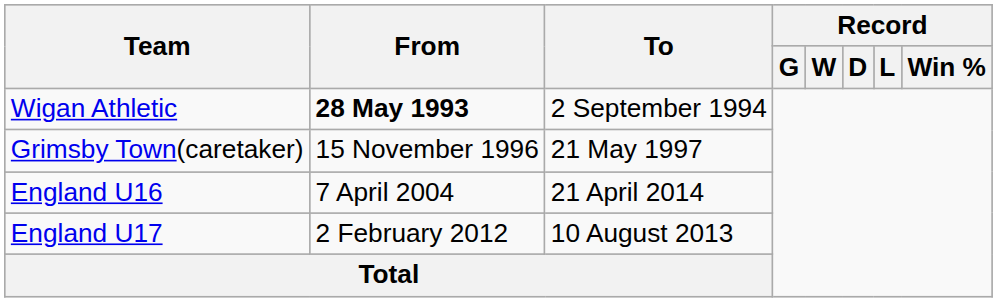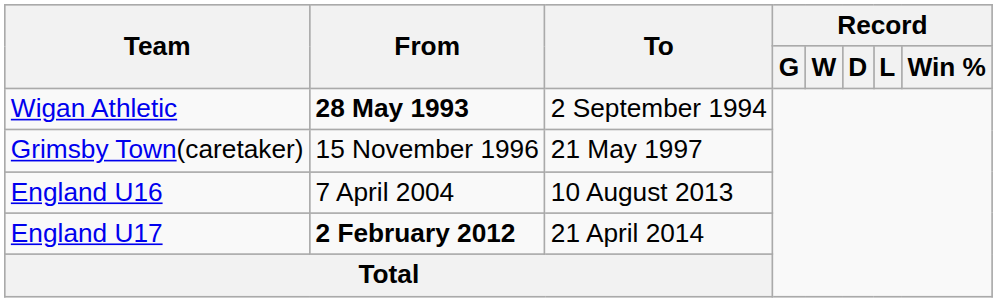(627, 191) 21 April 2014 -> (642, 191) 10 August 2013
(412, 233) normal -> (415, 233) bold
(642, 233) 10 August 2013 -> (627, 233) 21 April 2014
